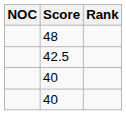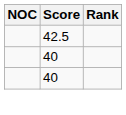- row: (22, 36)
